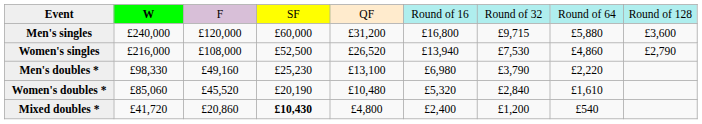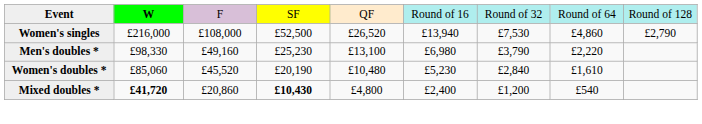- row: (59, 33)
(440, 90) £5,320 -> (440, 71) £5,230
(149, 109) normal -> (149, 90) bold
